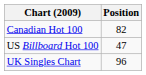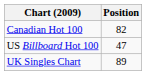(121, 62) 96 -> (121, 62) 89
